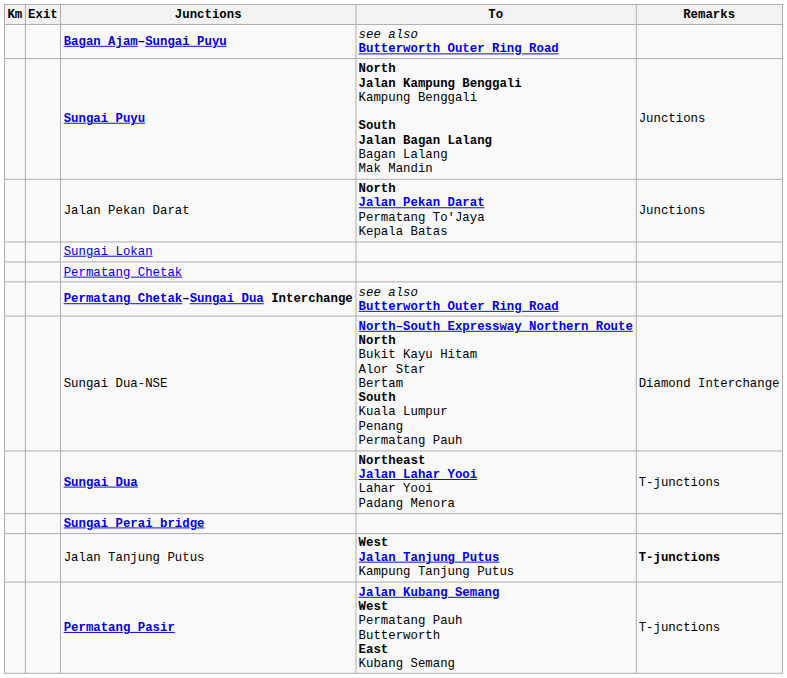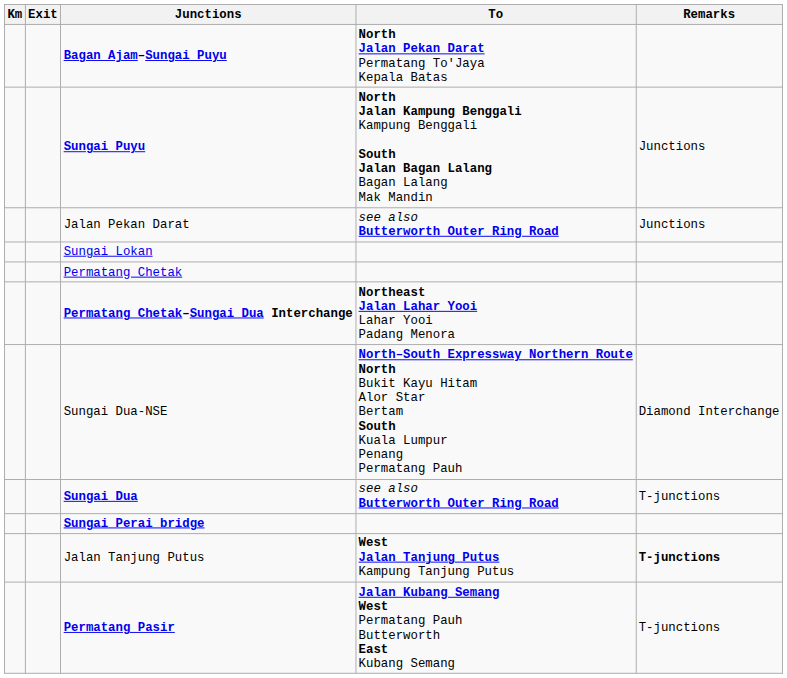(459, 42) see also Butterworth Outer Ring Road -> (422, 56) North Jalan Pekan Darat Permatang To'Jaya Kepala Batas
(422, 210) North Jalan Pekan Darat Permatang To'Jaya Kepala Batas -> (459, 225) see also Butterworth Outer Ring Road
(459, 299) see also Butterworth Outer Ring Road -> (418, 313) Northeast Jalan Lahar Yooi Lahar Yooi Padang Menora
(418, 482) Northeast Jalan Lahar Yooi Lahar Yooi Padang Menora -> (459, 496) see also Butterworth Outer Ring Road
